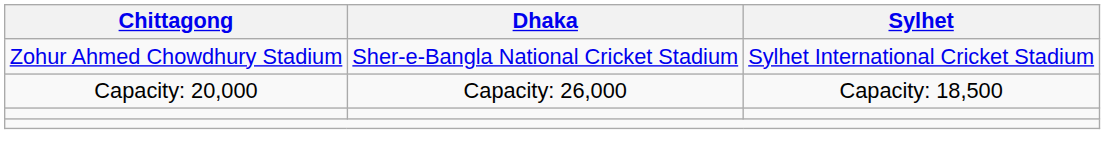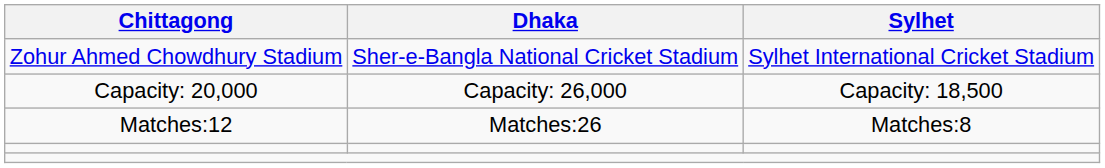+ row: (176, 125)
